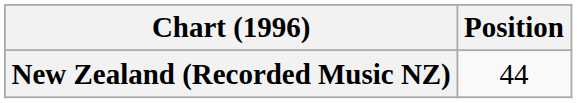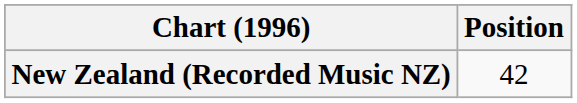(514, 73) 44 -> (514, 73) 42
